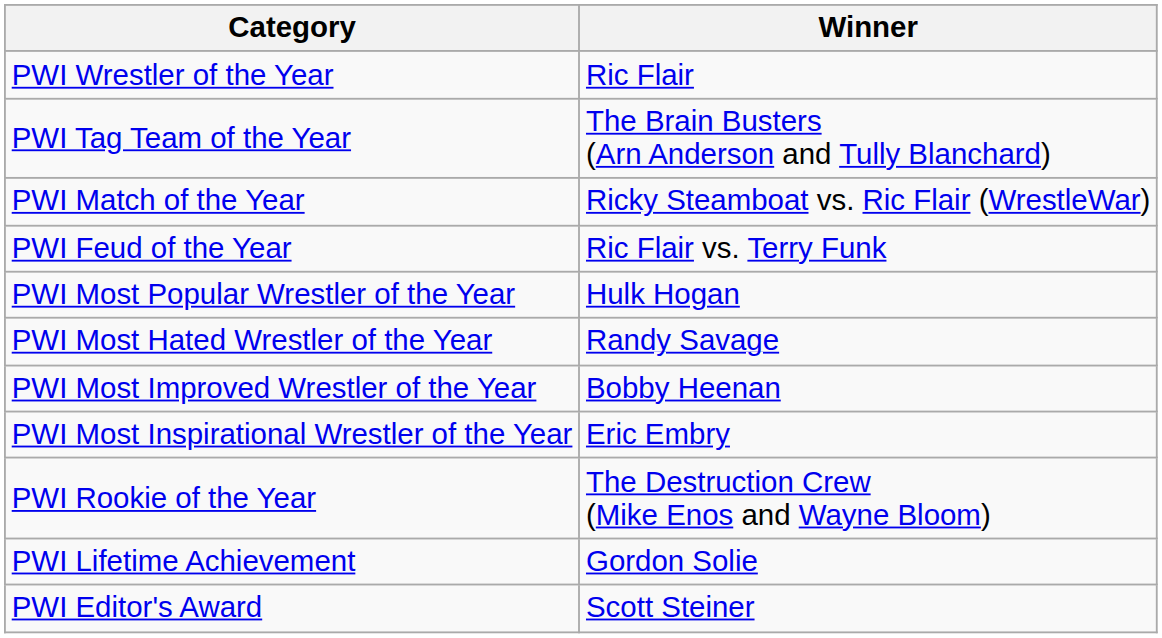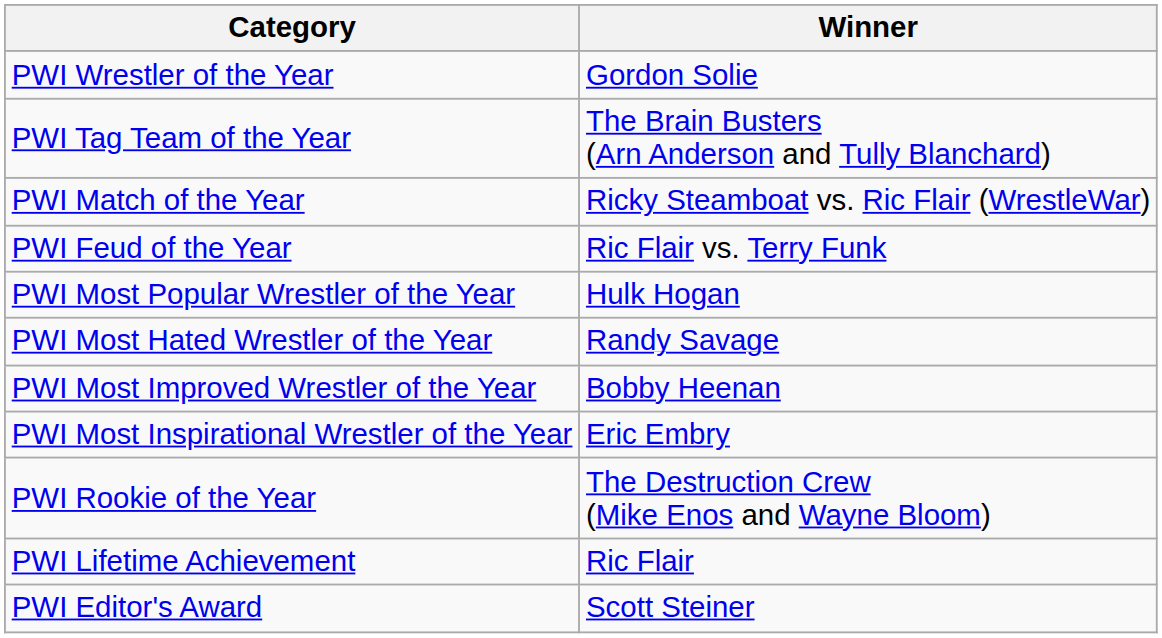(640, 74) Ric Flair -> (672, 74) Gordon Solie
(672, 560) Gordon Solie -> (640, 560) Ric Flair
